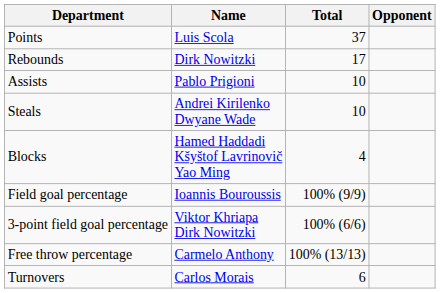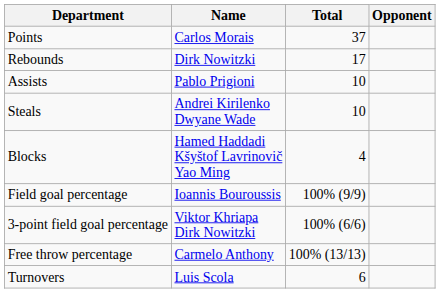(204, 37) Luis Scola -> (214, 37) Carlos Morais
(214, 276) Carlos Morais -> (204, 276) Luis Scola
